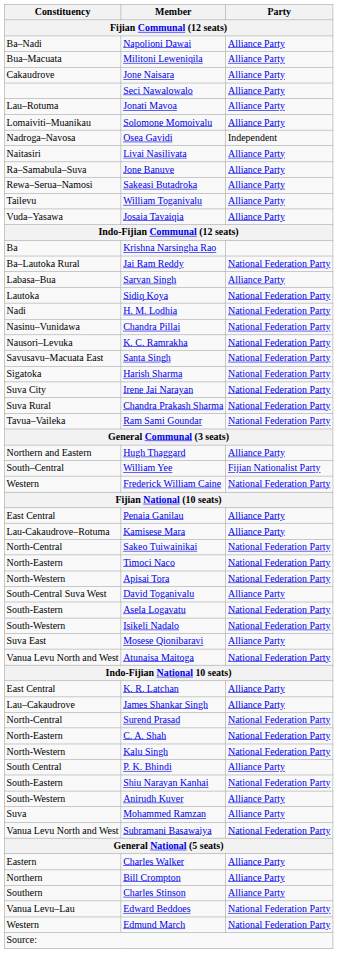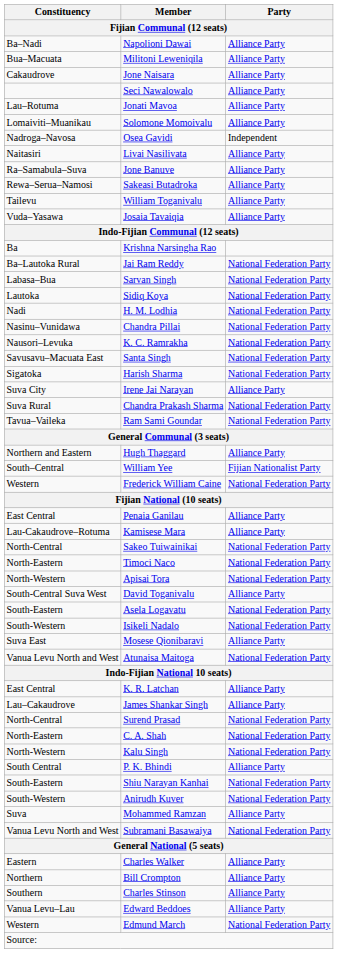(256, 279) Alliance Party -> (279, 279) National Federation Party
(279, 389) National Federation Party -> (256, 389) Alliance Party
(256, 798) Alliance Party -> (279, 798) National Federation Party
(279, 909) National Federation Party -> (256, 909) Alliance Party
